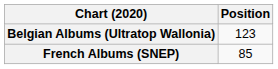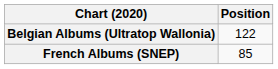(245, 34) 123 -> (245, 34) 122
